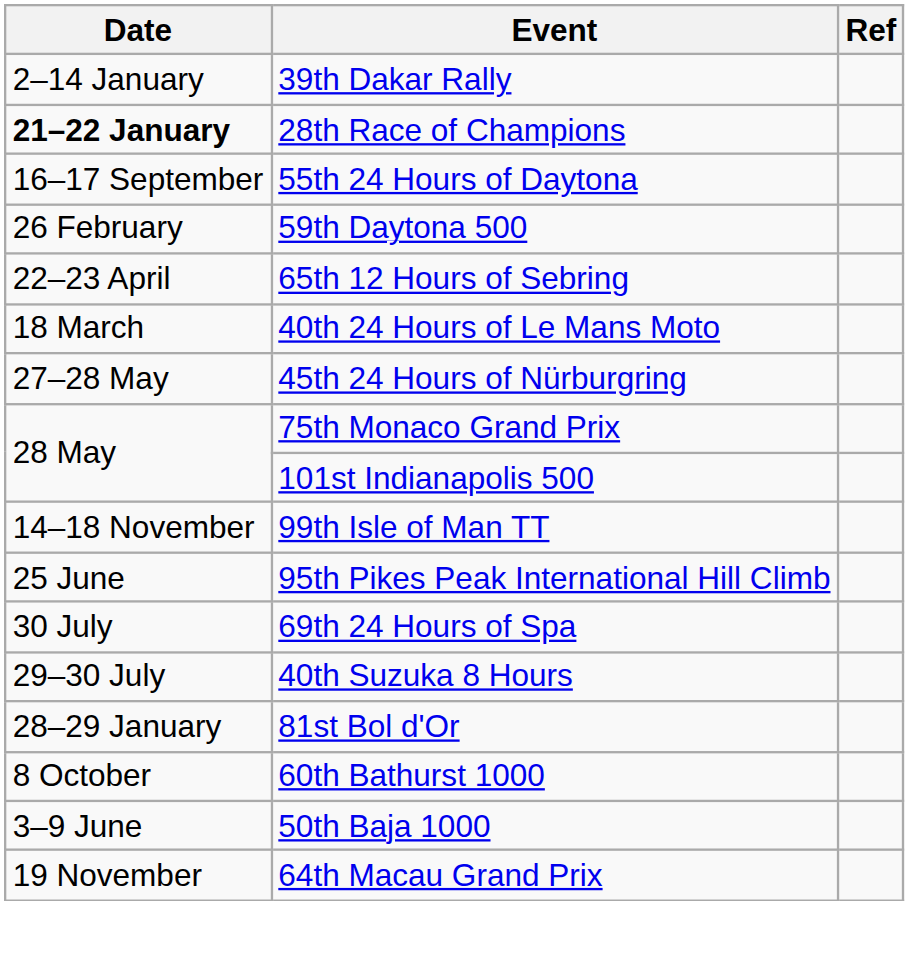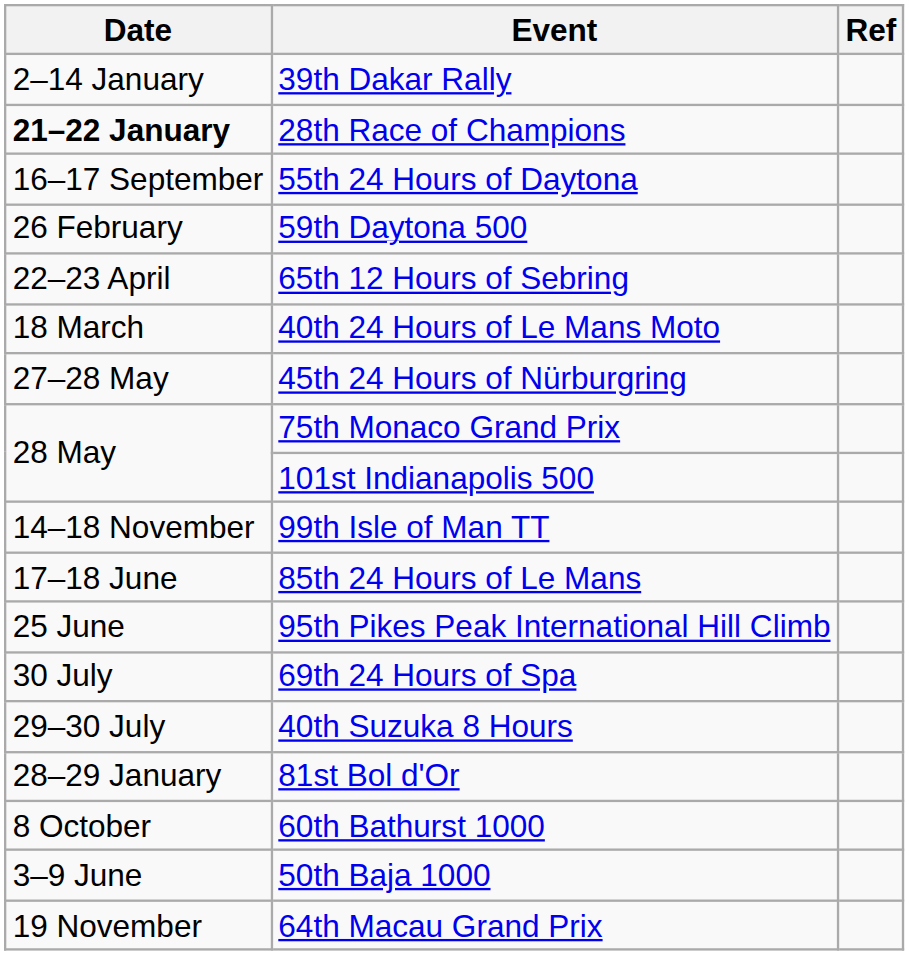+ row: (460, 577)
